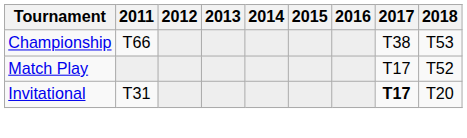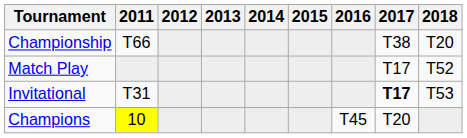(440, 42) T53 -> (440, 42) T20
(440, 94) T20 -> (440, 94) T53
+ row: (49, 119)
